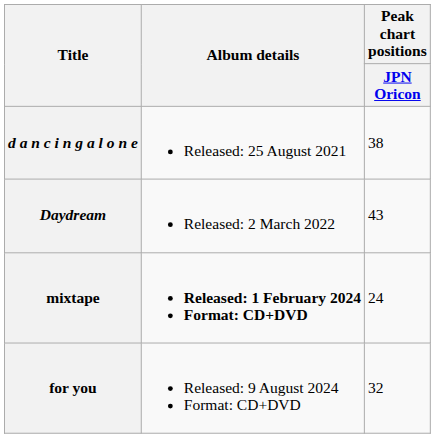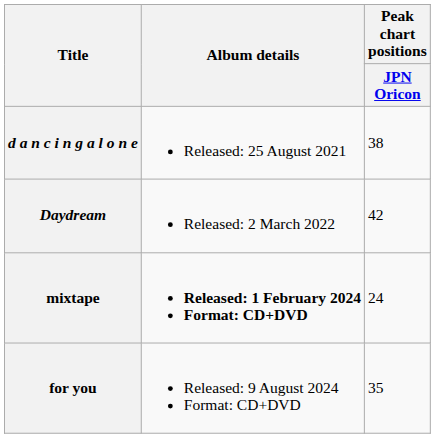(376, 215) 43 -> (376, 215) 42
(376, 388) 32 -> (376, 388) 35
